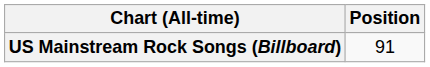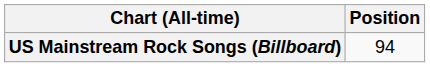(385, 47) 91 -> (385, 47) 94
